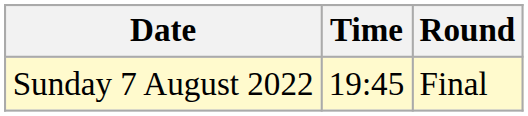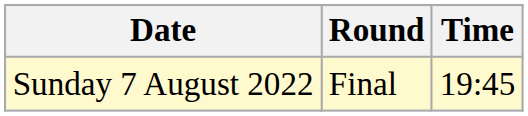columns swapped: (367, 30) <-> (467, 30)
